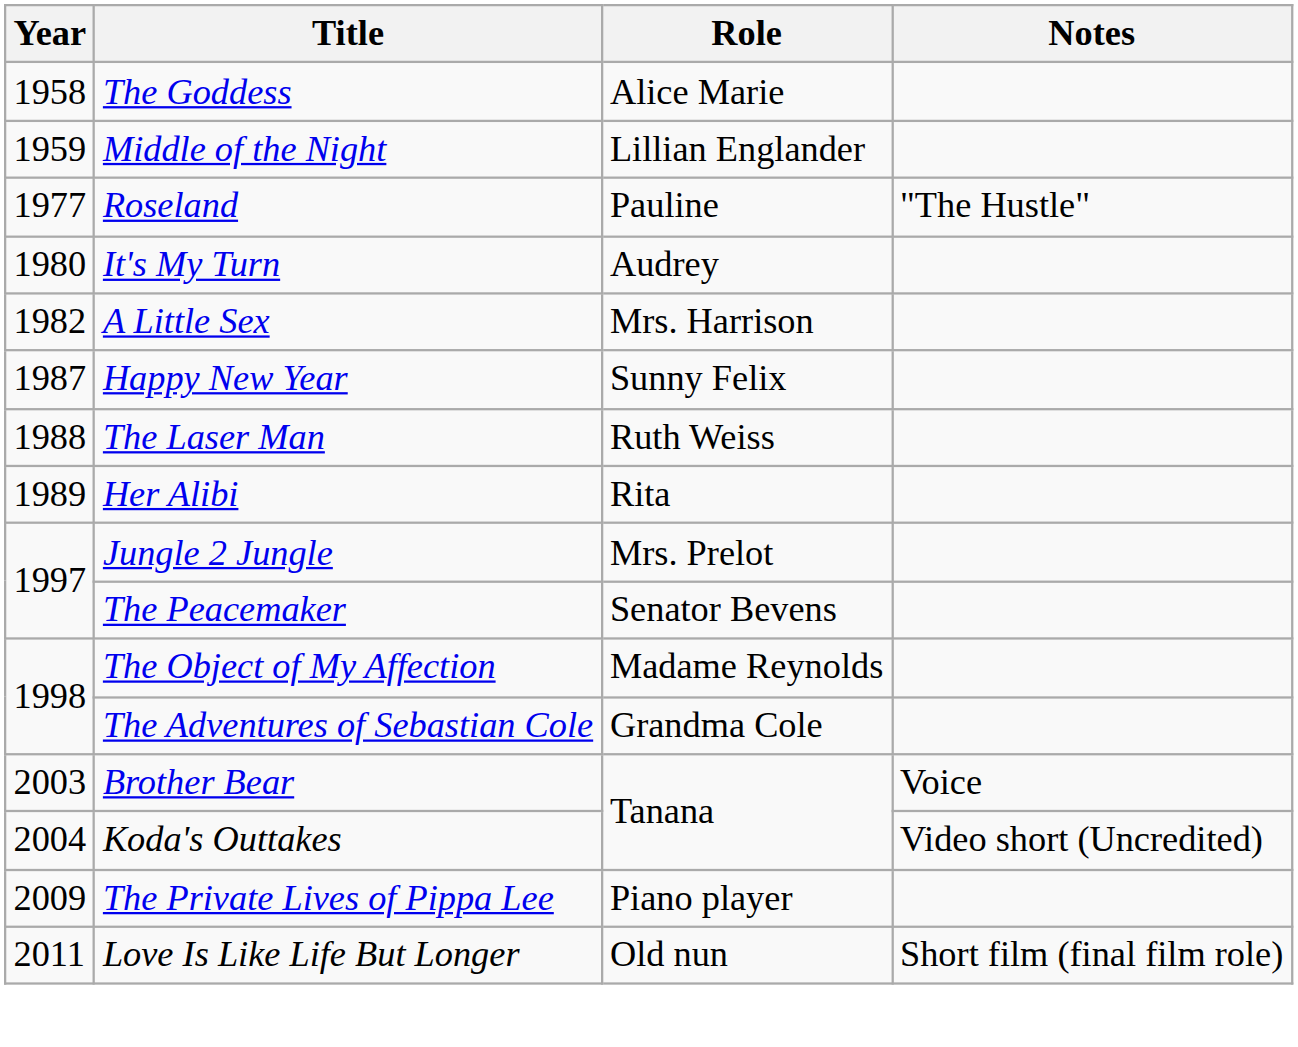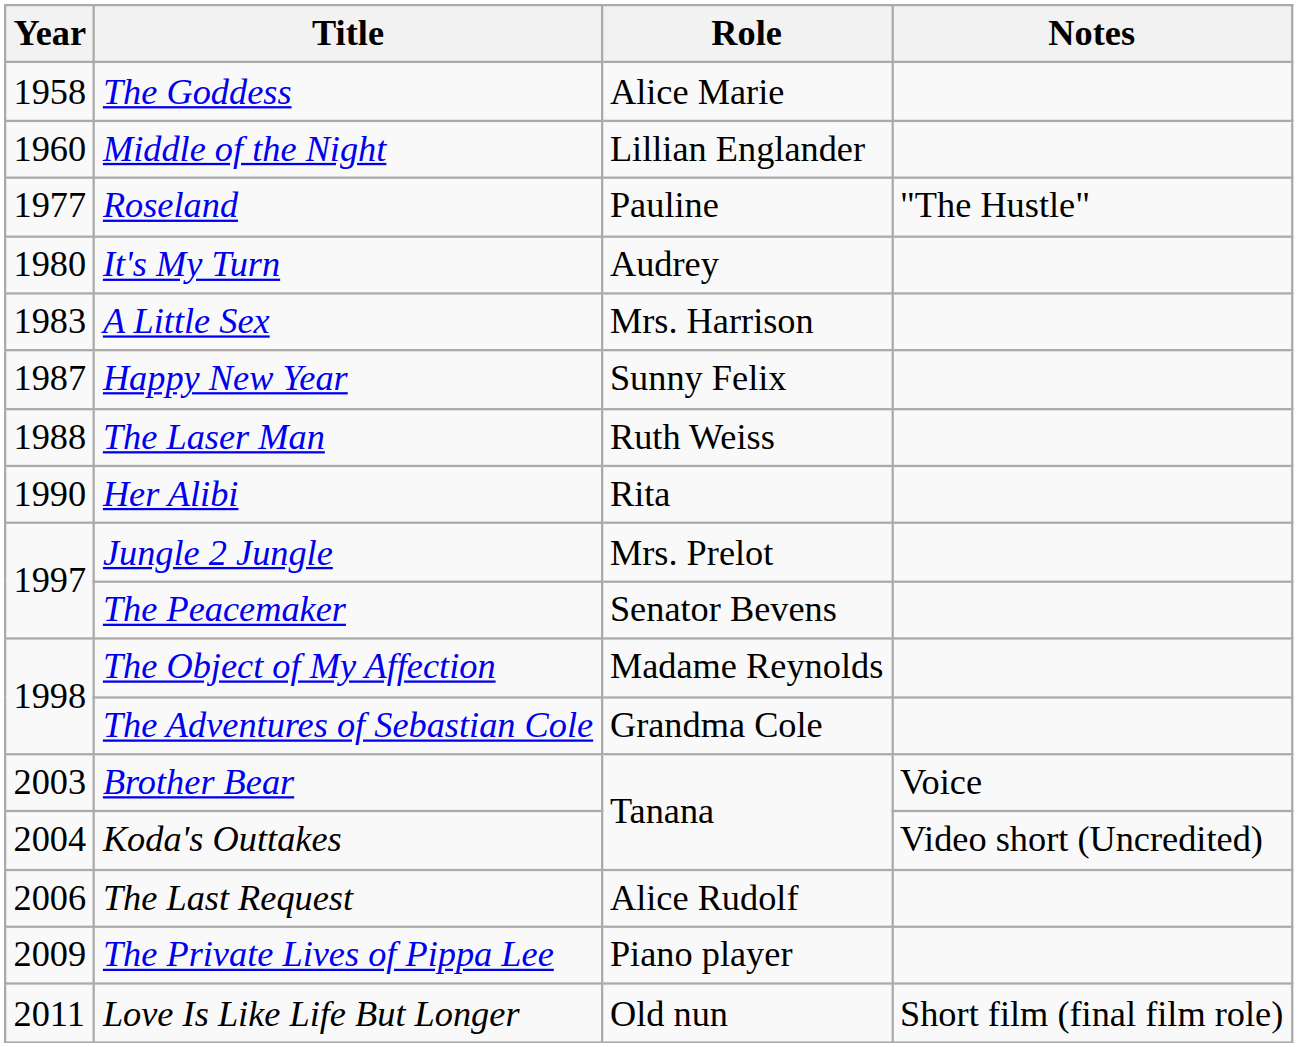(50, 148) 1959 -> (50, 148) 1960
(50, 321) 1982 -> (50, 321) 1983
(50, 494) 1989 -> (50, 494) 1990
+ row: (228, 897)
